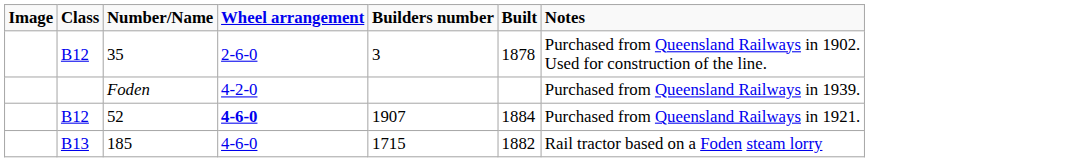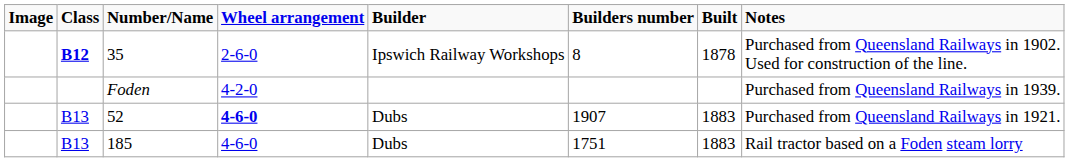+ column: (399, 17)
(75, 53) normal -> (75, 53) bold
(376, 53) 3 -> (576, 53) 8
(75, 116) B12 -> (75, 116) B13
(518, 116) 1884 -> (719, 116) 1883
(389, 143) 1715 -> (589, 143) 1751
(518, 143) 1882 -> (719, 143) 1883
